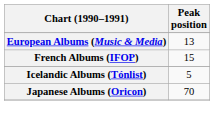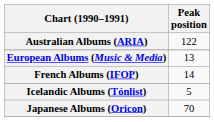+ row: (86, 41)
(189, 58) 15 -> (189, 74) 14
